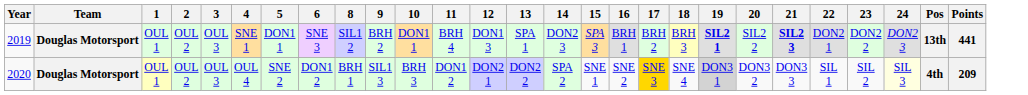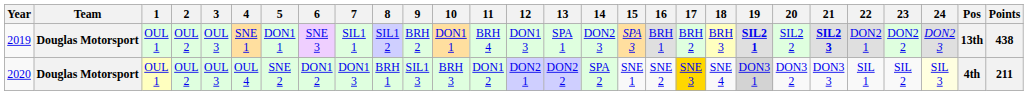+ column: (354, 13)
(967, 40) 441 -> (1004, 40) 438
(967, 73) 209 -> (1004, 73) 211
